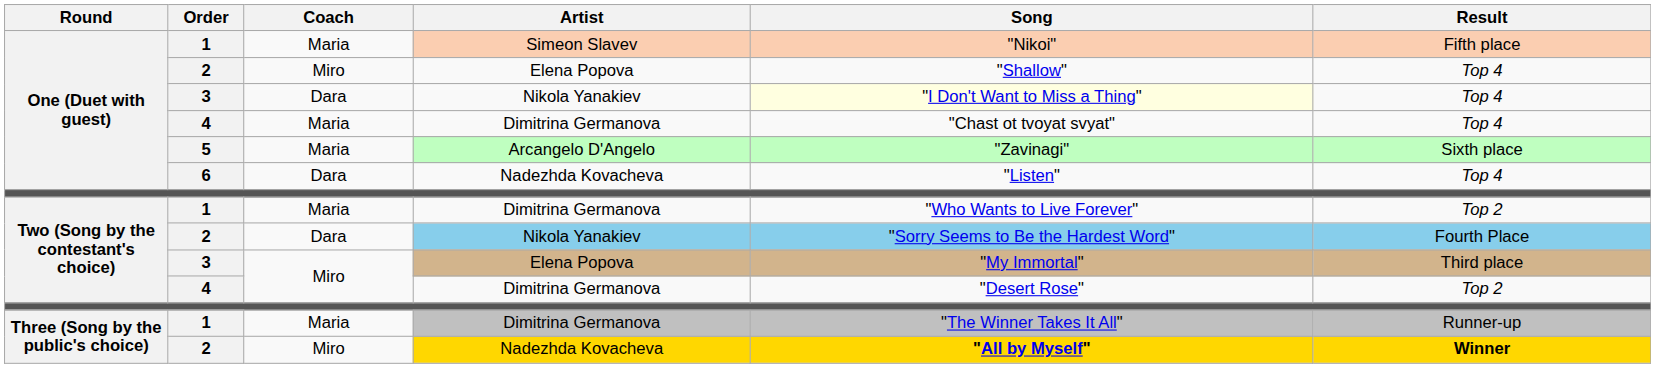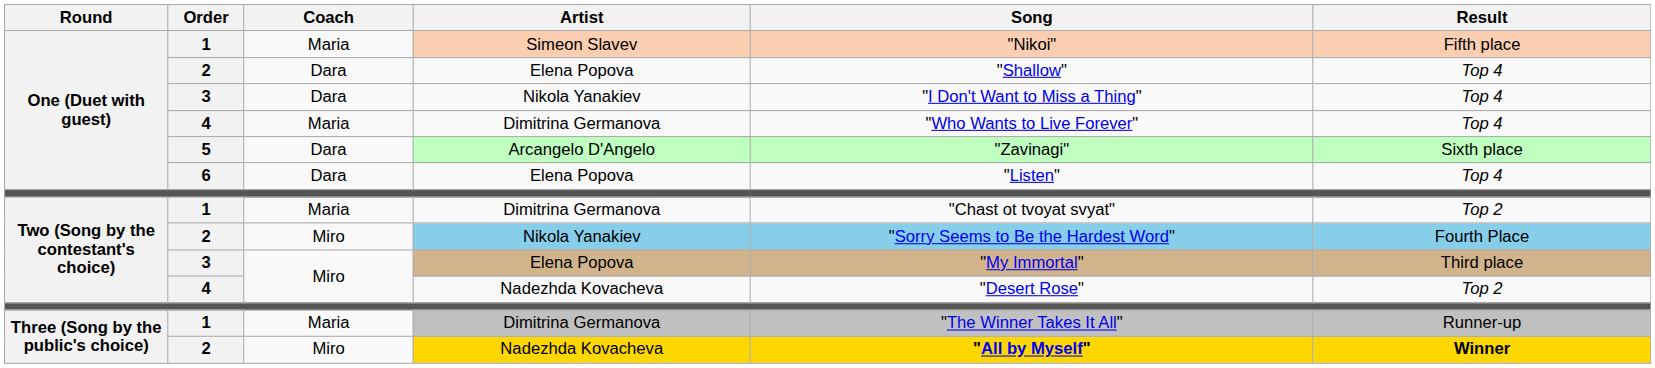(329, 70) Miro -> (329, 70) Dara
(1032, 96) lightyellow background -> (1032, 96) no background
(1032, 123) "Chast ot tvoyat svyat" -> (1032, 123) "Who Wants to Live Forever"
(329, 149) Maria -> (329, 149) Dara
(582, 176) Nadezhda Kovacheva -> (582, 176) Elena Popova
(1032, 210) "Who Wants to Live Forever" -> (1032, 210) "Chast ot tvoyat svyat"
(329, 236) Dara -> (329, 236) Miro
(582, 289) Dimitrina Germanova -> (582, 289) Nadezhda Kovacheva
